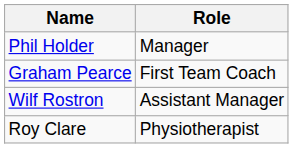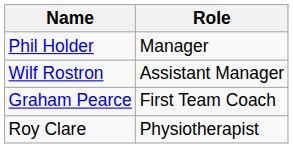rows swapped: (56, 101) <-> (70, 73)
